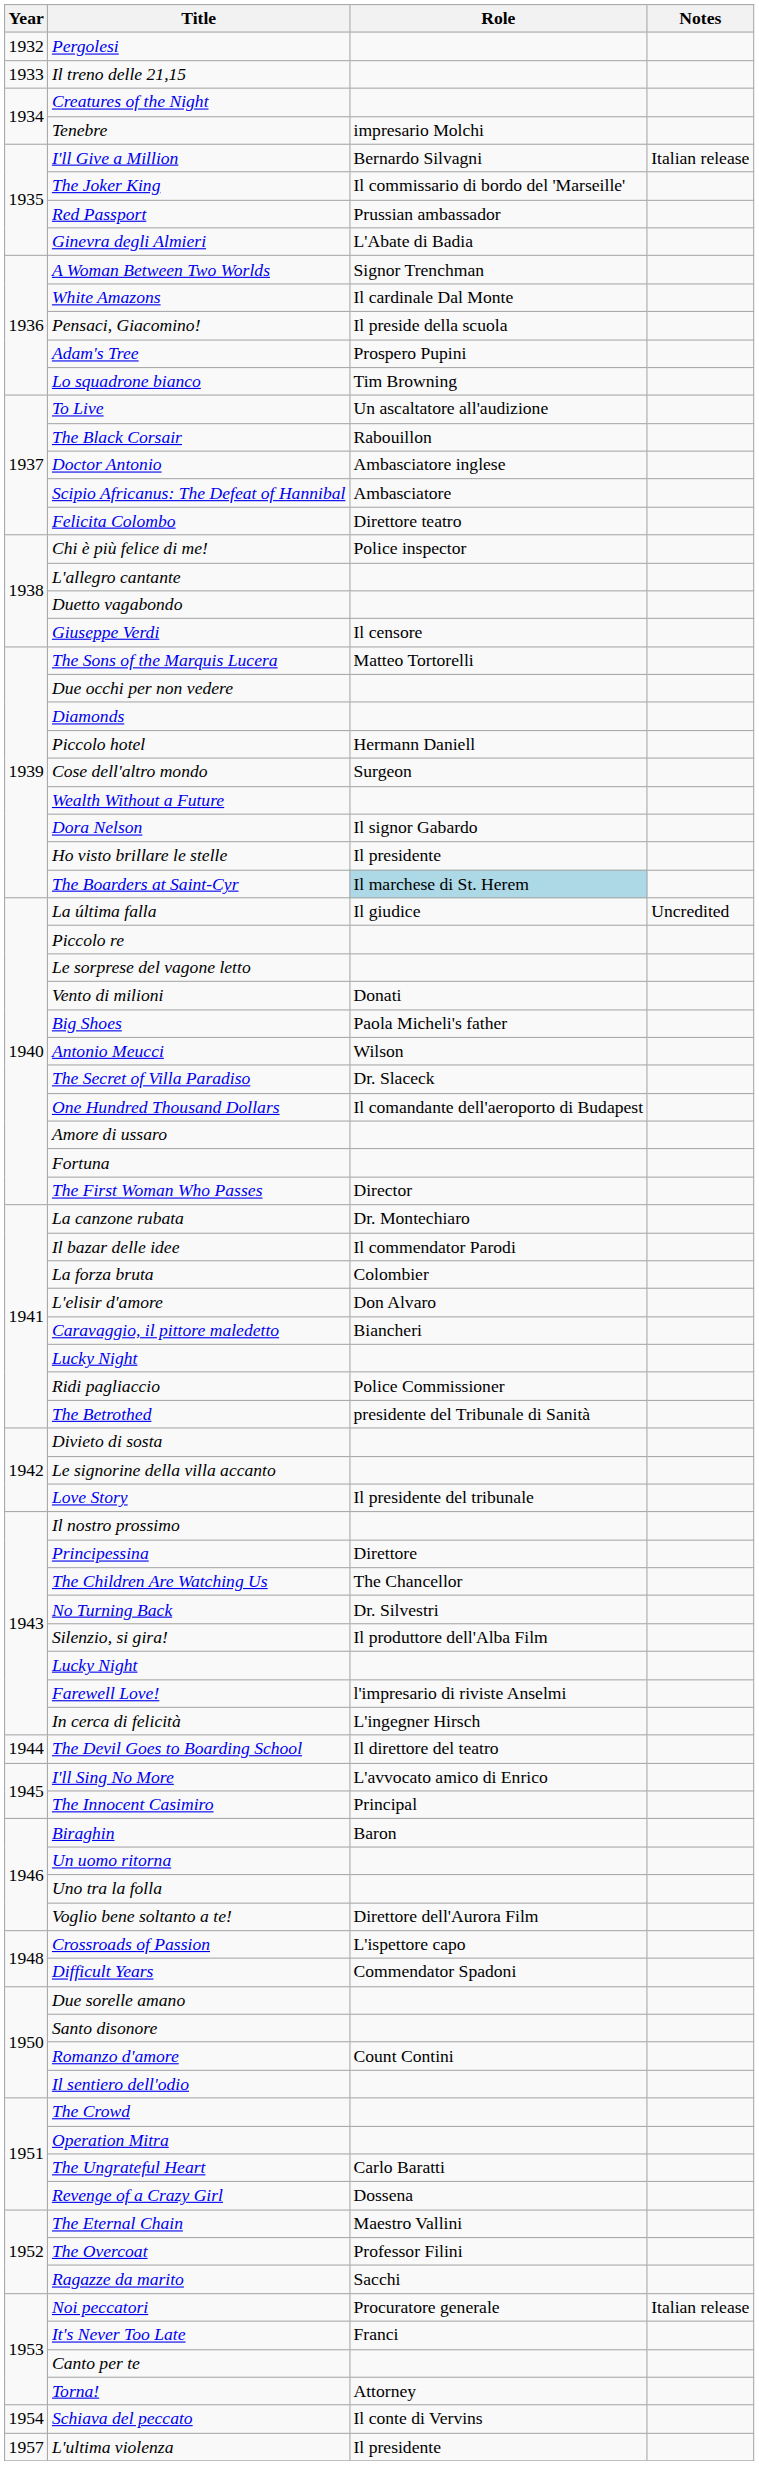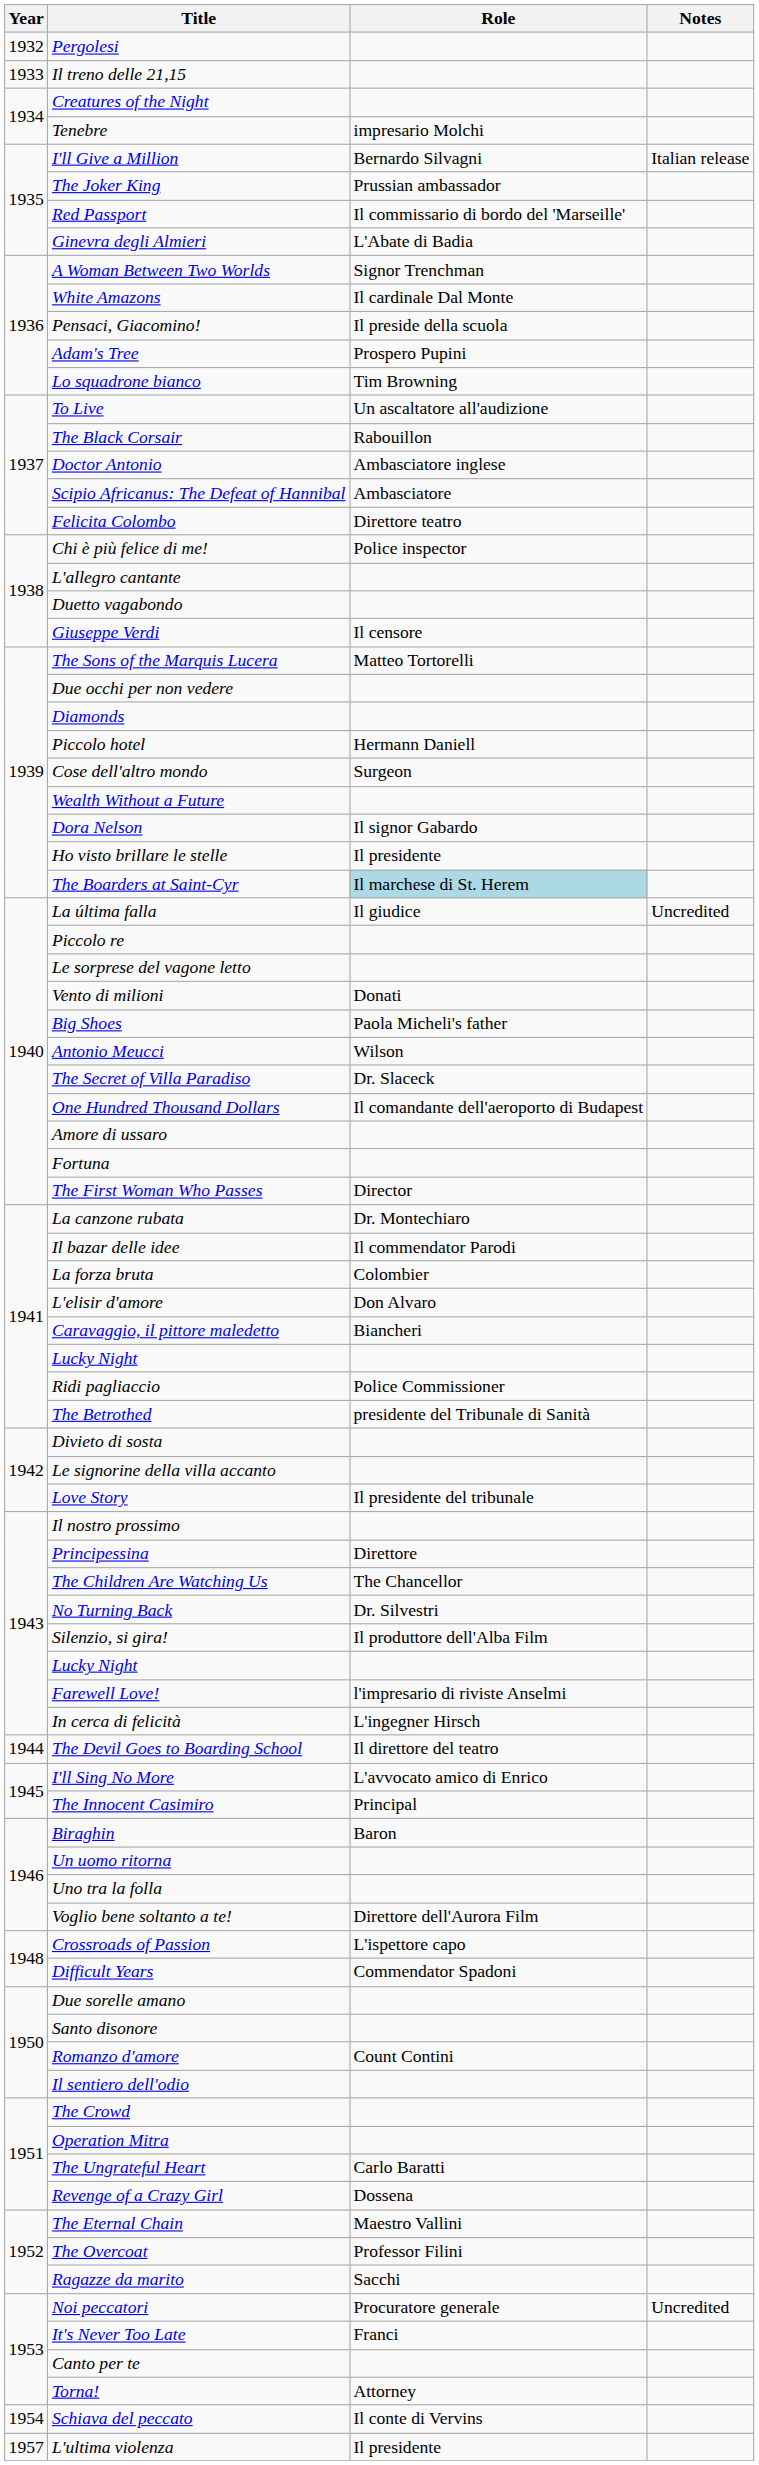(489, 185) Il commissario di bordo del 'Marseille' -> (427, 185) Prussian ambassador
(427, 213) Prussian ambassador -> (489, 213) Il commissario di bordo del 'Marseille'
(700, 2307) Italian release -> (690, 2307) Uncredited
